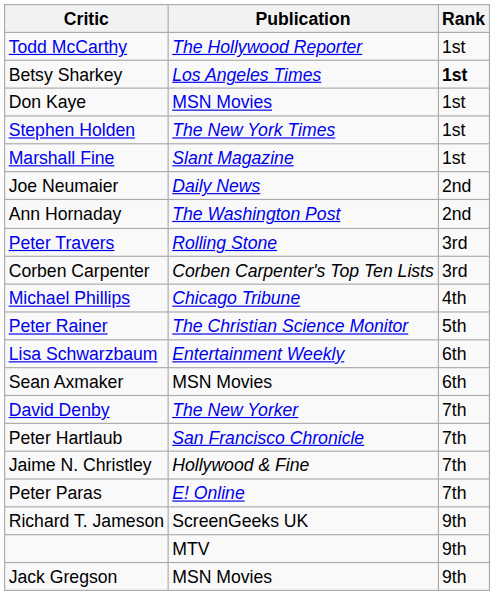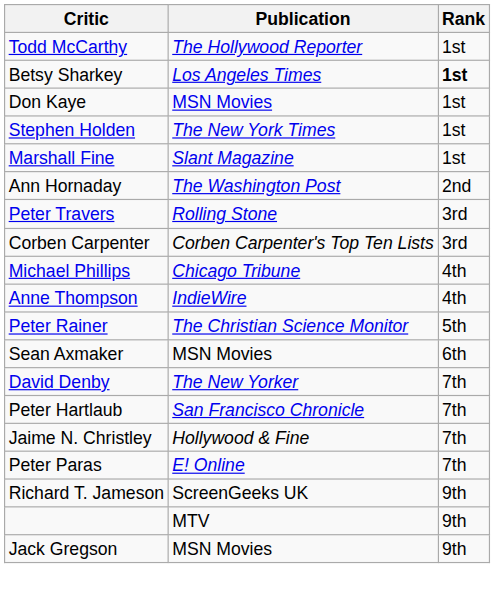- row: (64, 186)
+ row: (73, 298)
- row: (83, 354)
